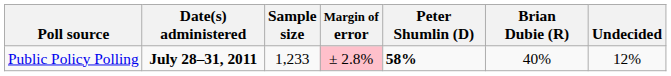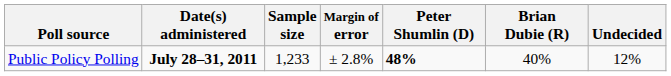(351, 58) pink background -> (351, 58) no background
(401, 58) 58% -> (401, 58) 48%
